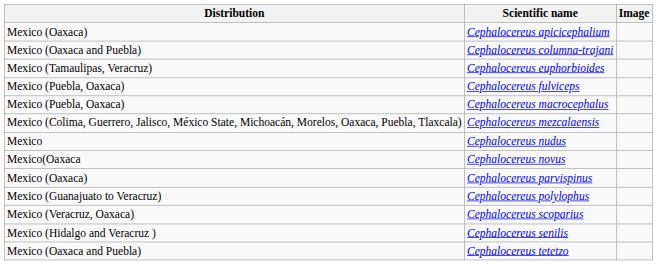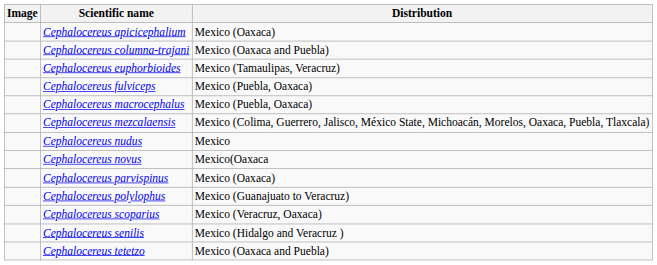columns swapped: (634, 13) <-> (234, 13)
